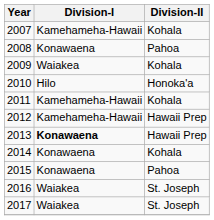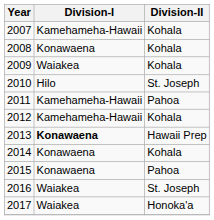(163, 48) Pahoa -> (164, 48) Kohala
(170, 83) Honoka'a -> (173, 83) St. Joseph
(164, 100) Kohala -> (163, 100) Pahoa
(177, 118) Hawaii Prep -> (164, 118) Kohala
(173, 205) St. Joseph -> (170, 205) Honoka'a
